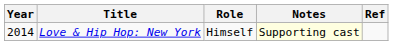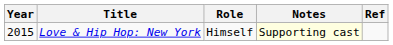(21, 32) 2014 -> (21, 32) 2015
